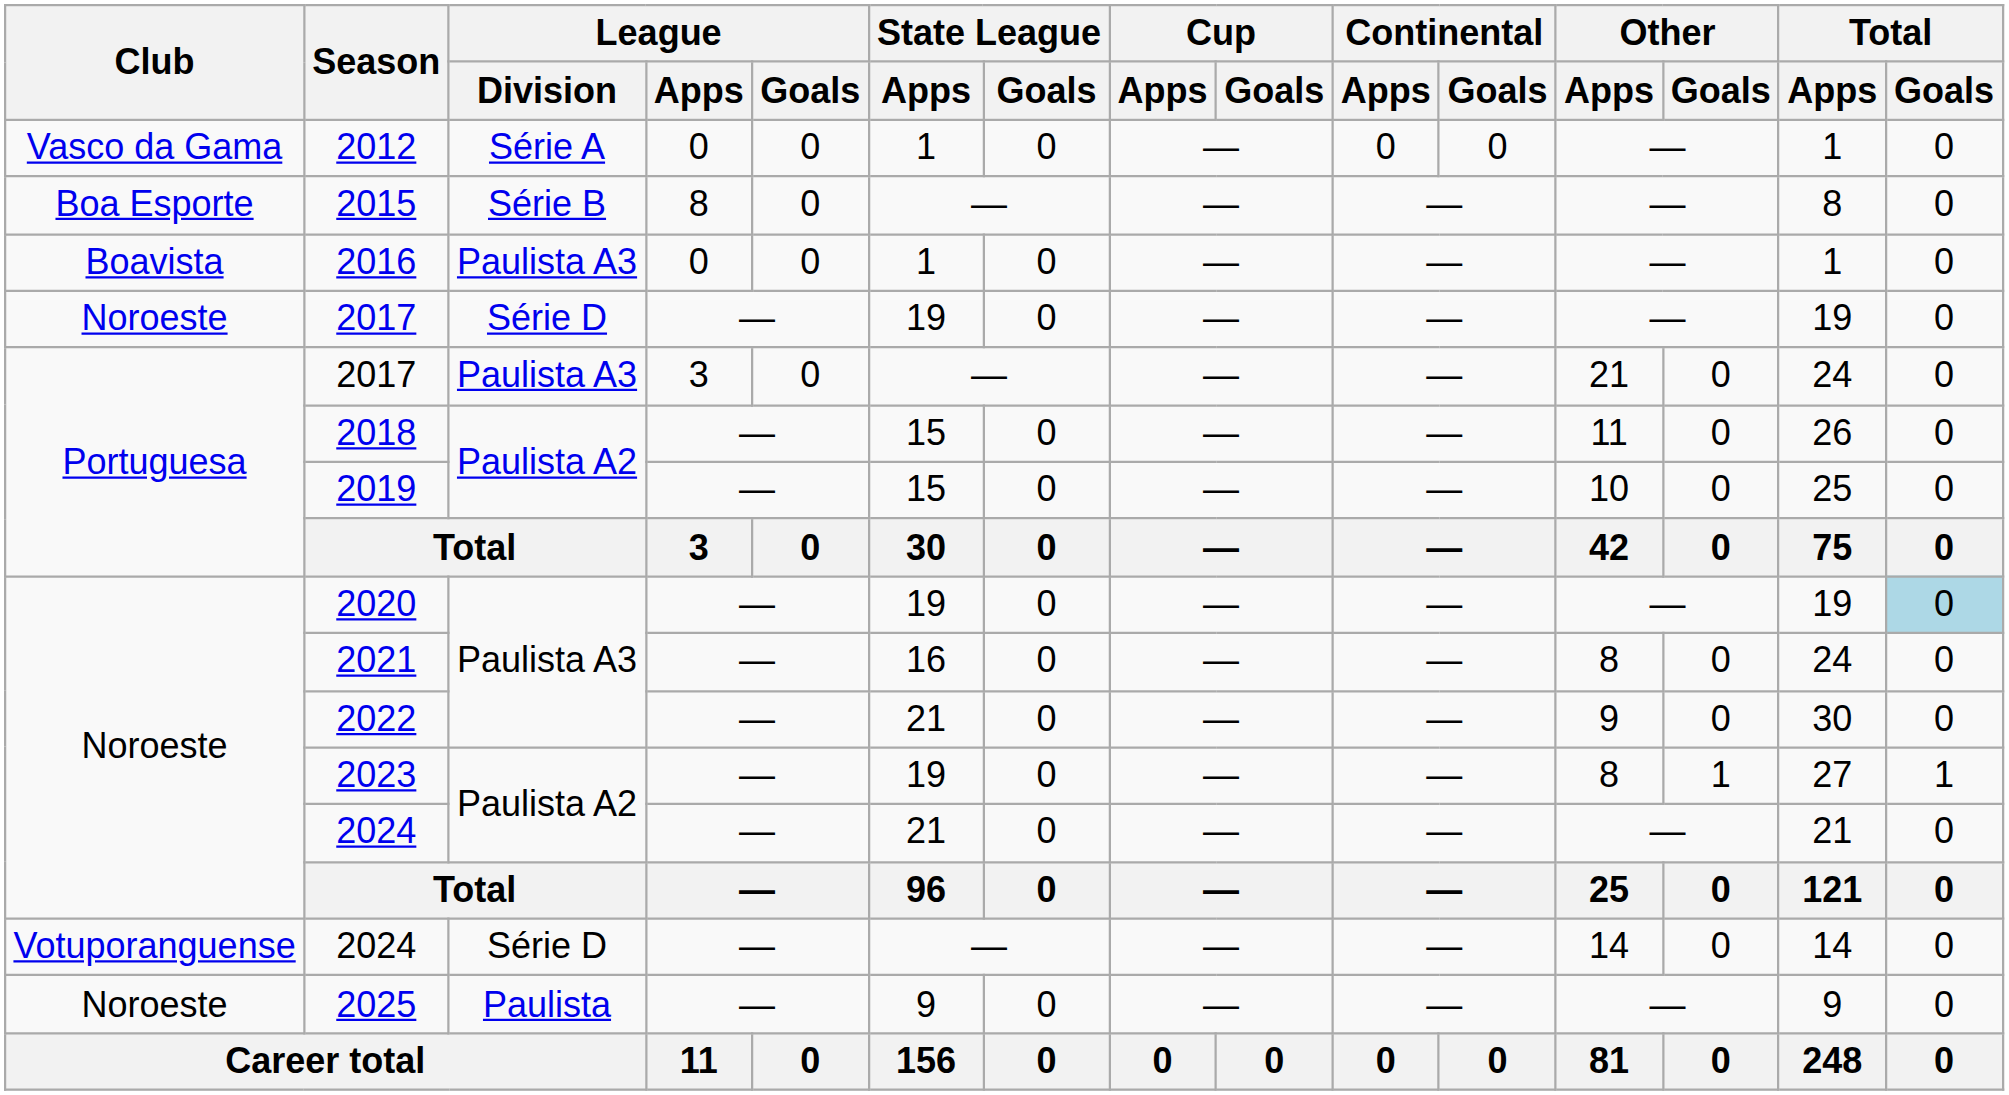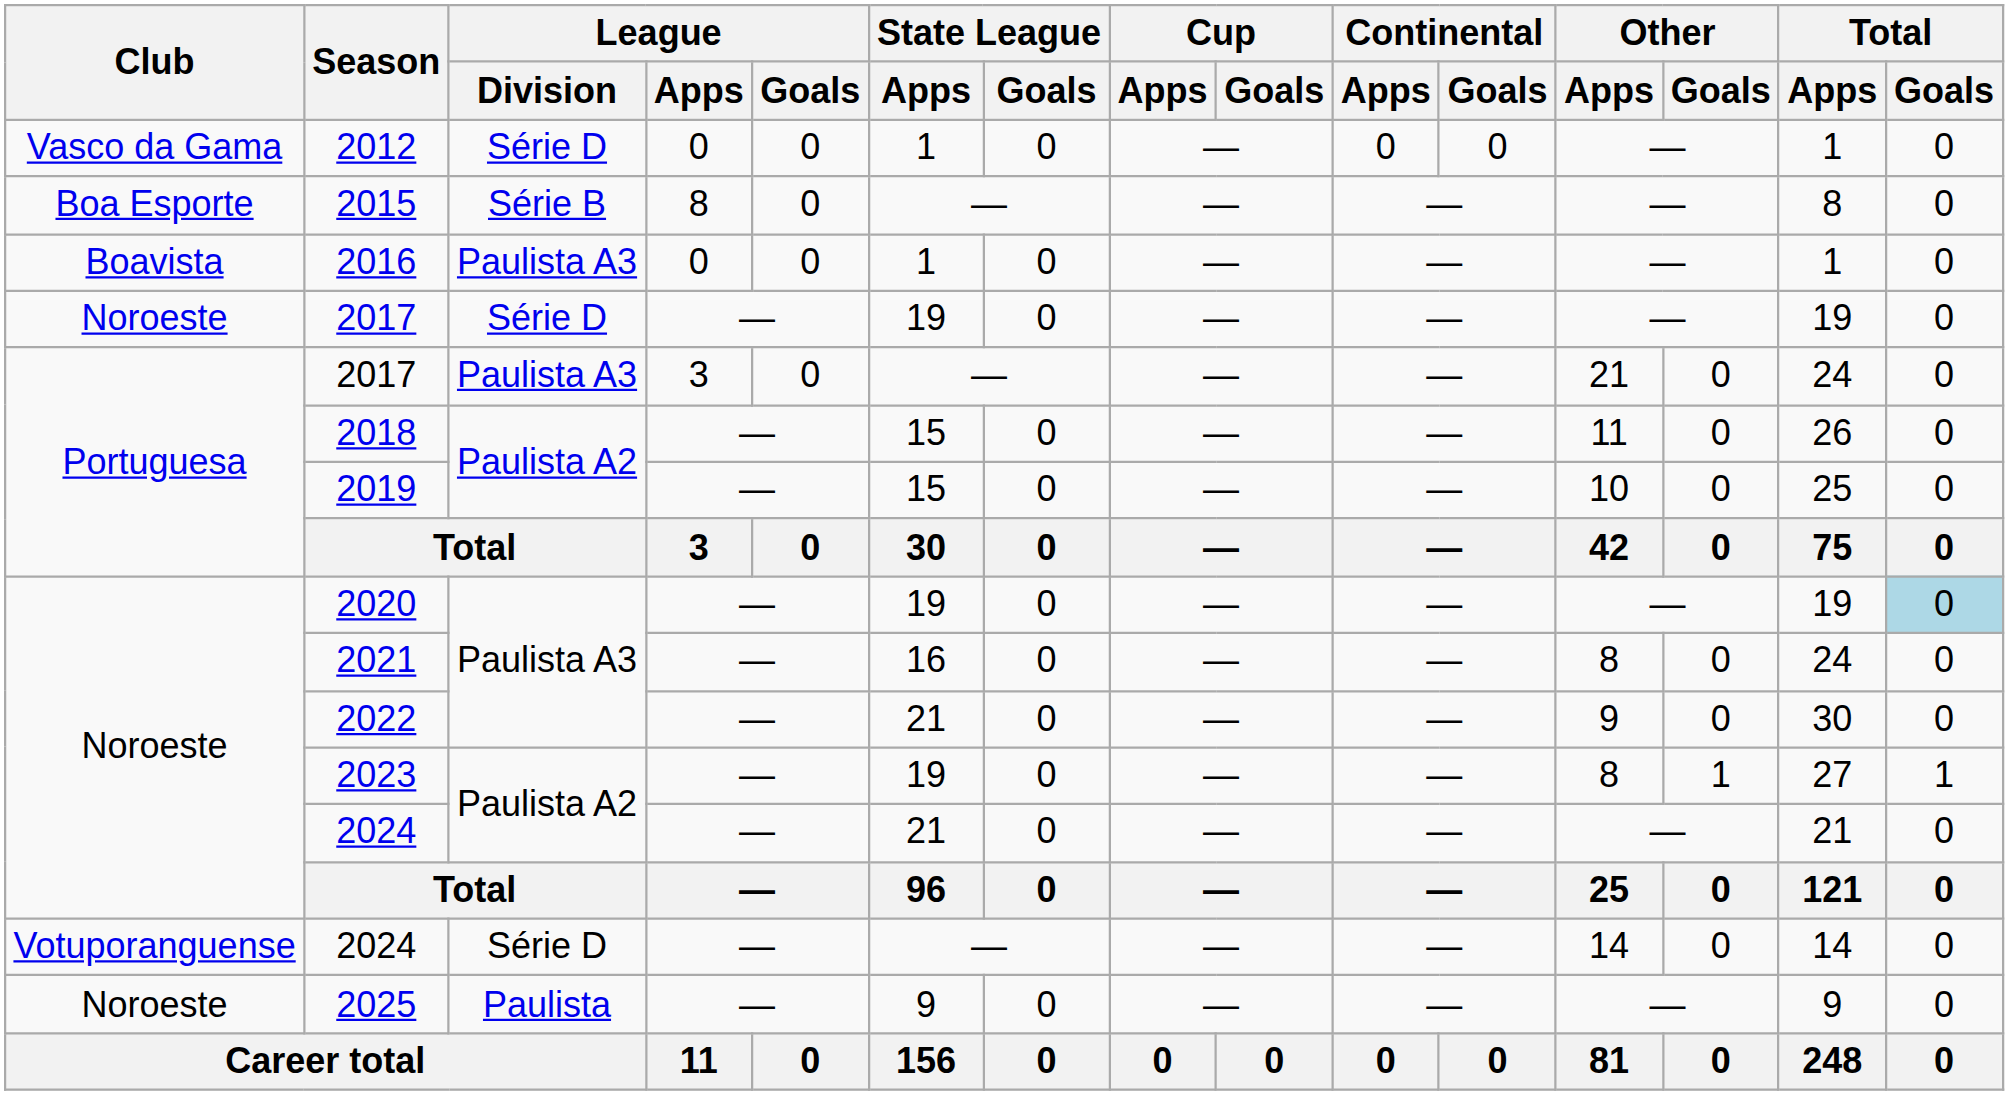(547, 147) Série A -> (547, 147) Série D
